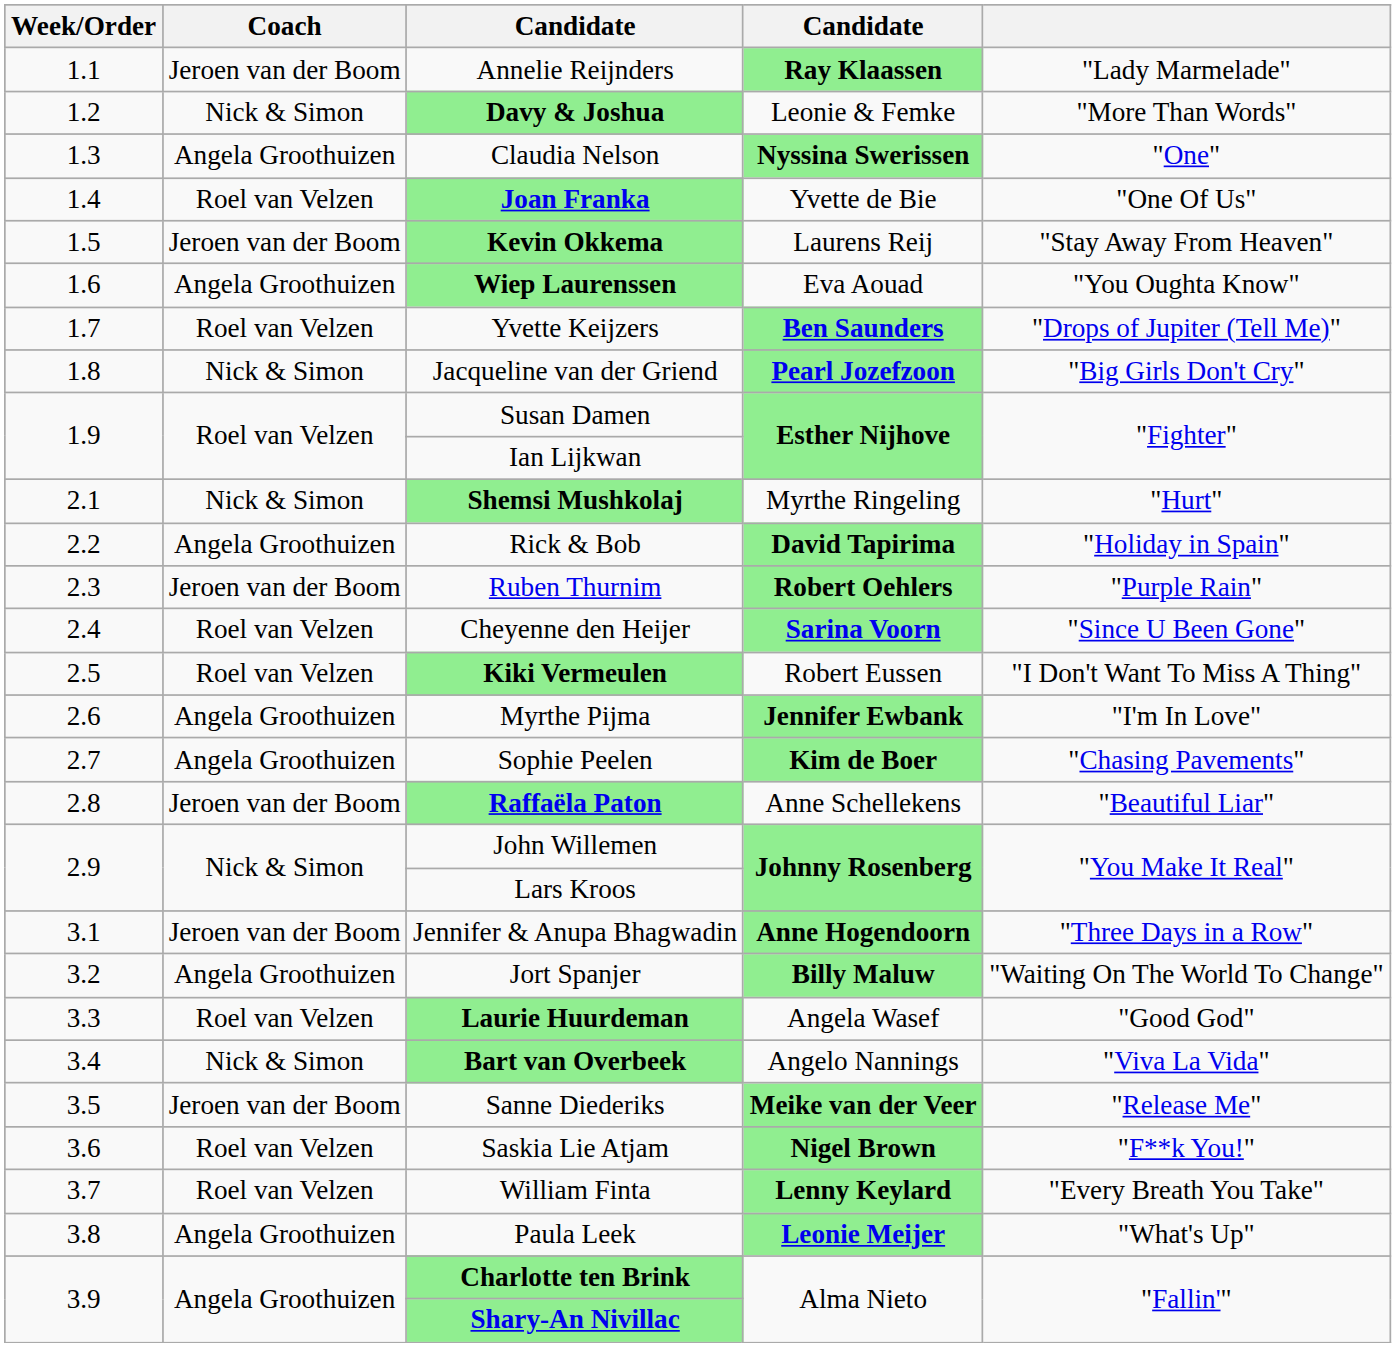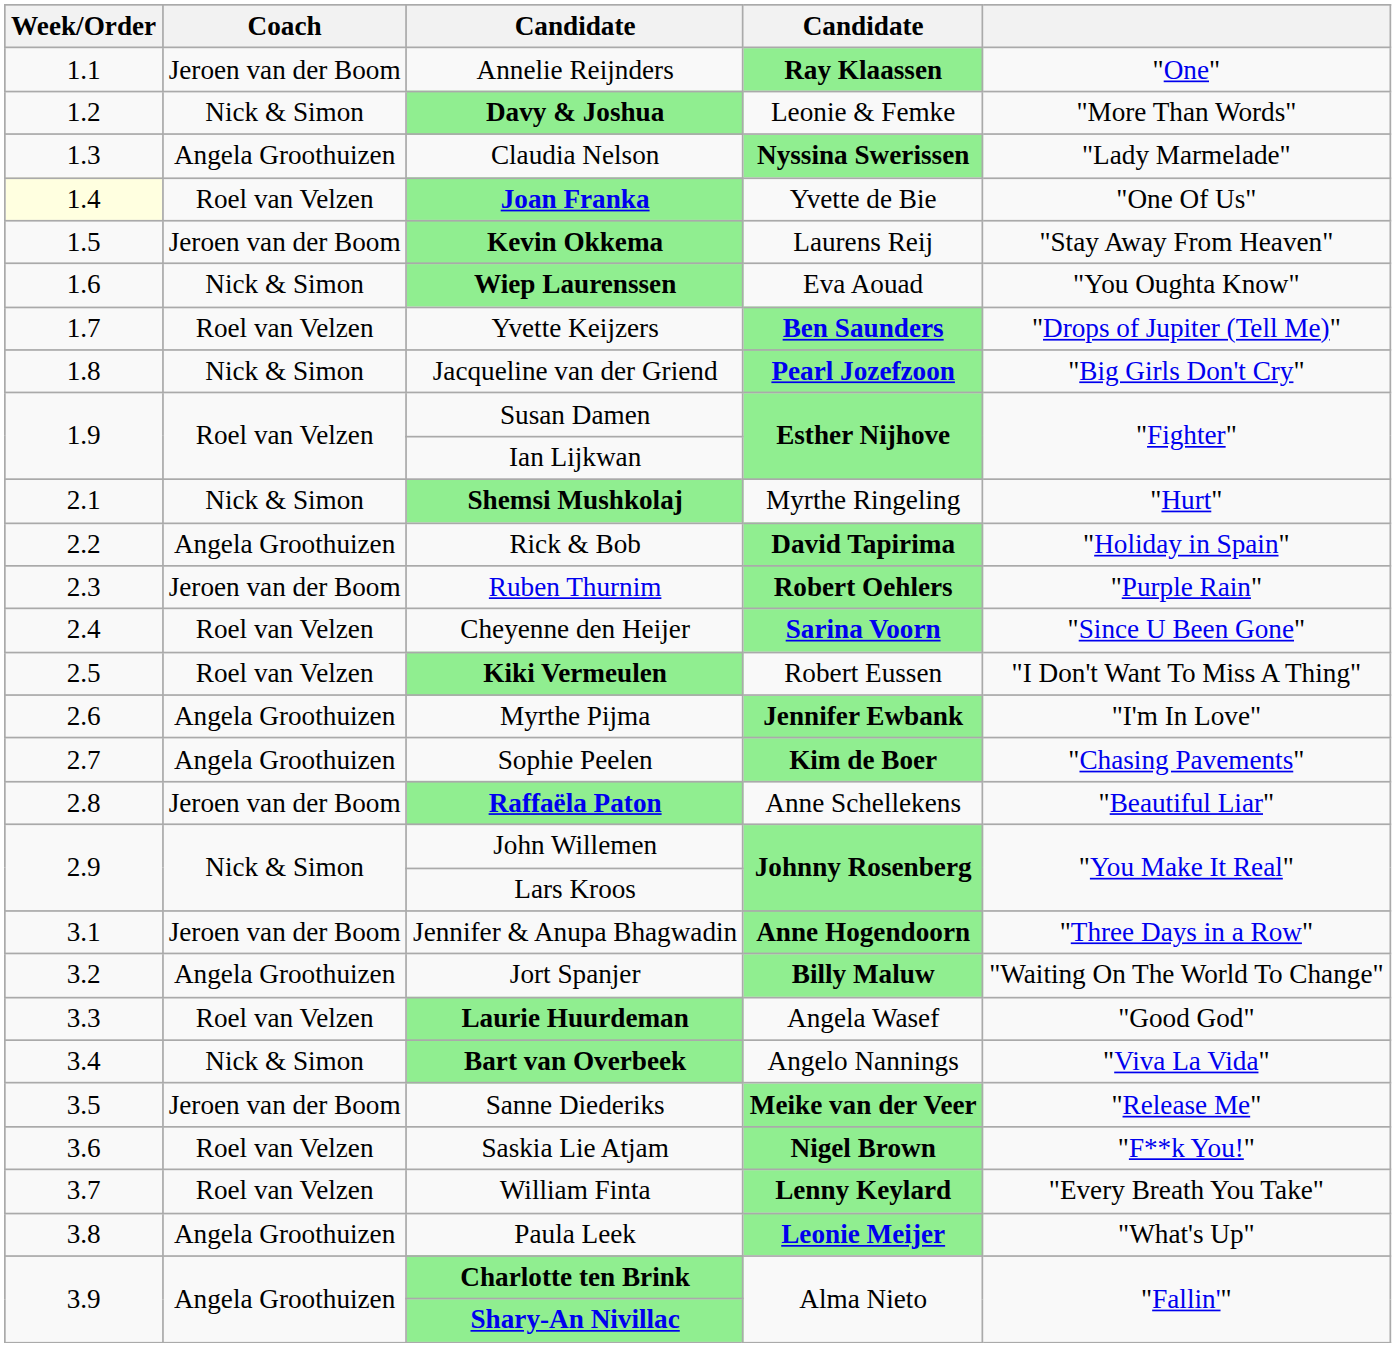(1186, 69) "Lady Marmelade" -> (1186, 69) "One"
(1186, 155) "One" -> (1186, 155) "Lady Marmelade"
(84, 198) no background -> (84, 198) lightyellow background
(285, 284) Angela Groothuizen -> (285, 284) Nick & Simon
